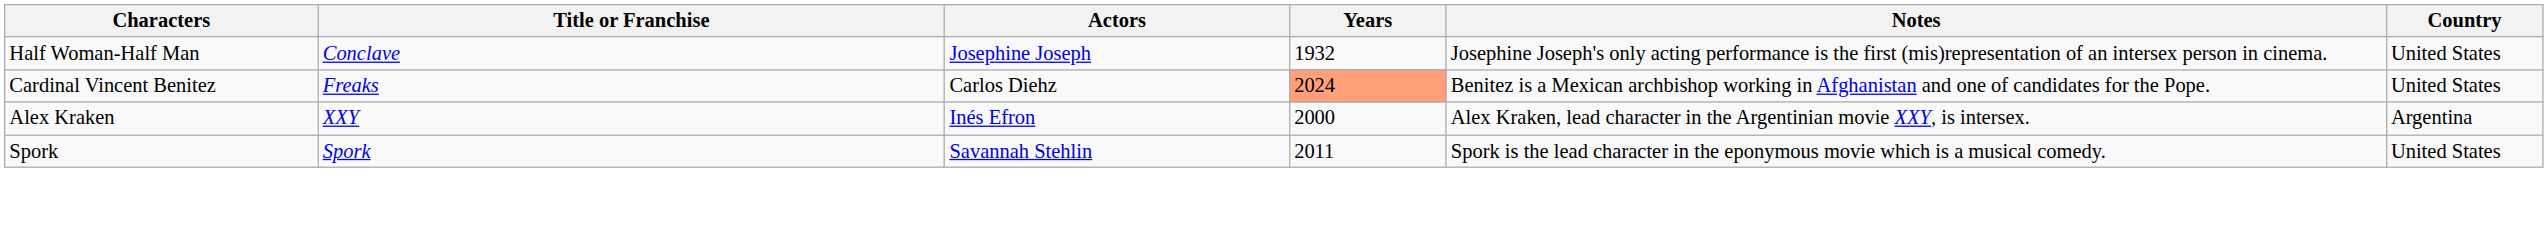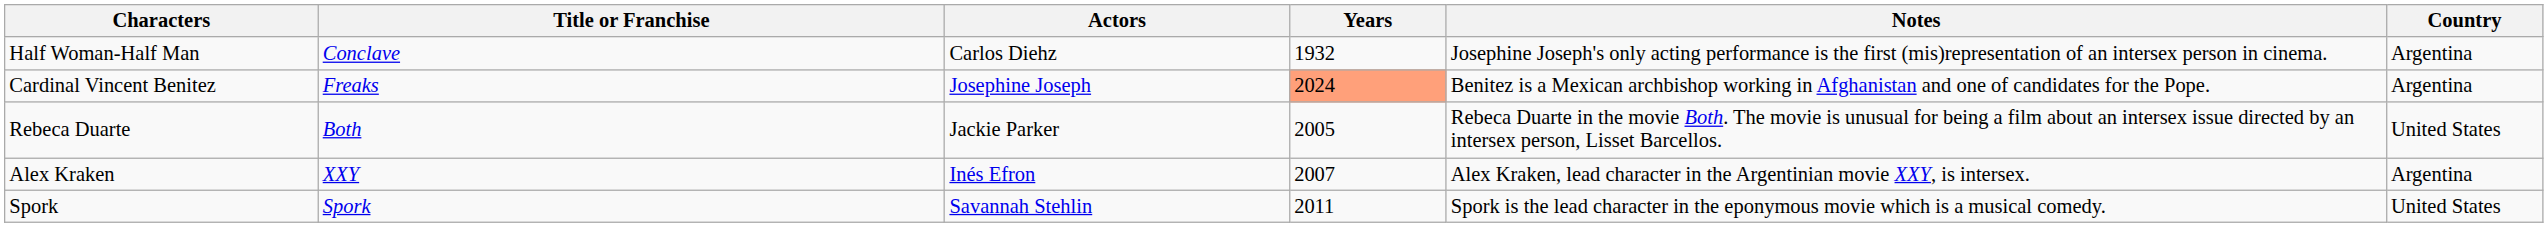(1020, 53) Josephine Joseph -> (1003, 53) Carlos Diehz
(2446, 53) United States -> (2432, 53) Argentina
(1003, 85) Carlos Diehz -> (1020, 85) Josephine Joseph
(2446, 85) United States -> (2432, 85) Argentina
+ row: (70, 129)
(1315, 118) 2000 -> (1315, 173) 2007
